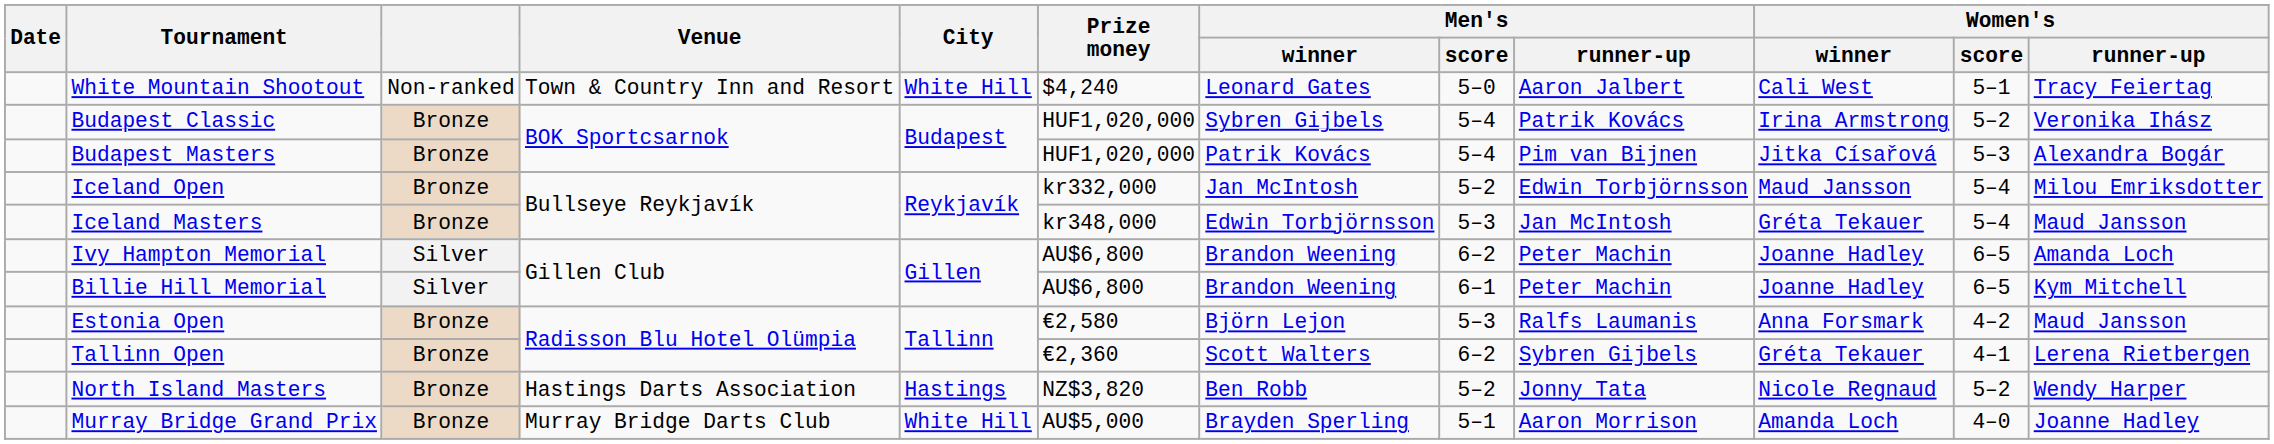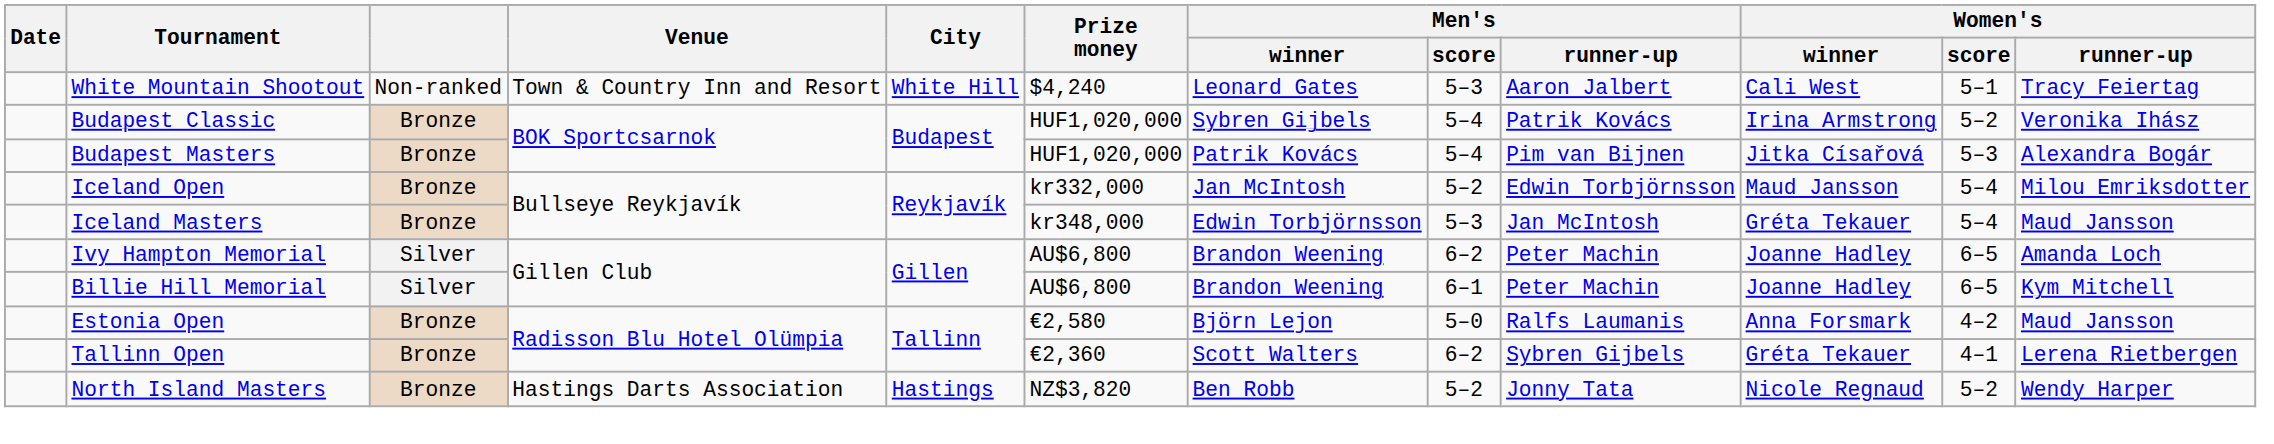(1477, 89) 5–0 -> (1464, 89) 5–3
(1477, 322) 5–3 -> (1464, 322) 5–0
- row: (224, 423)
